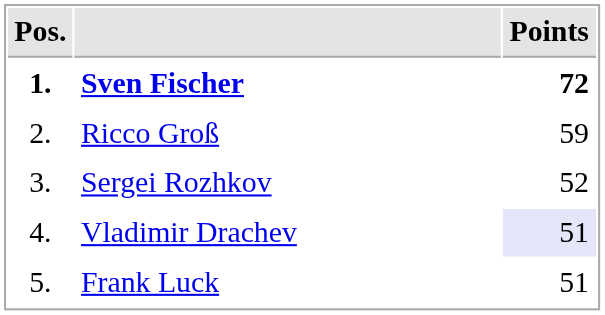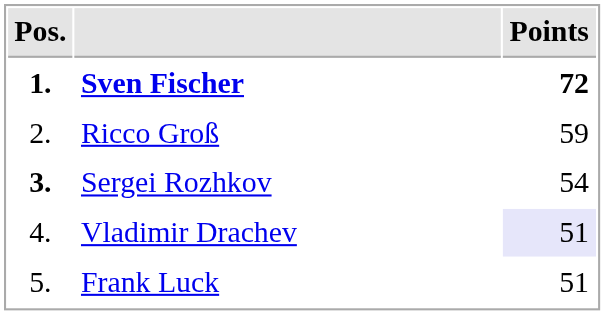(40, 182) normal -> (40, 182) bold
(574, 182) 52 -> (574, 182) 54
